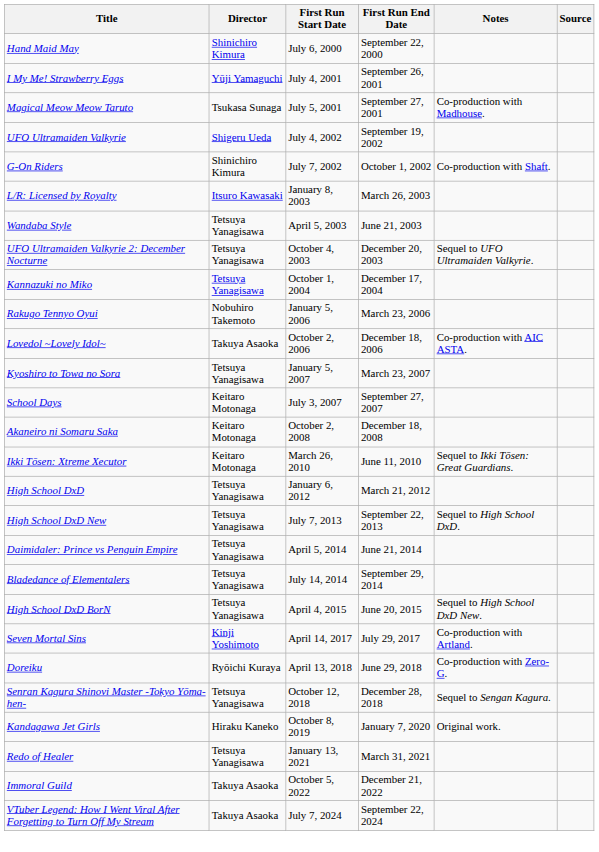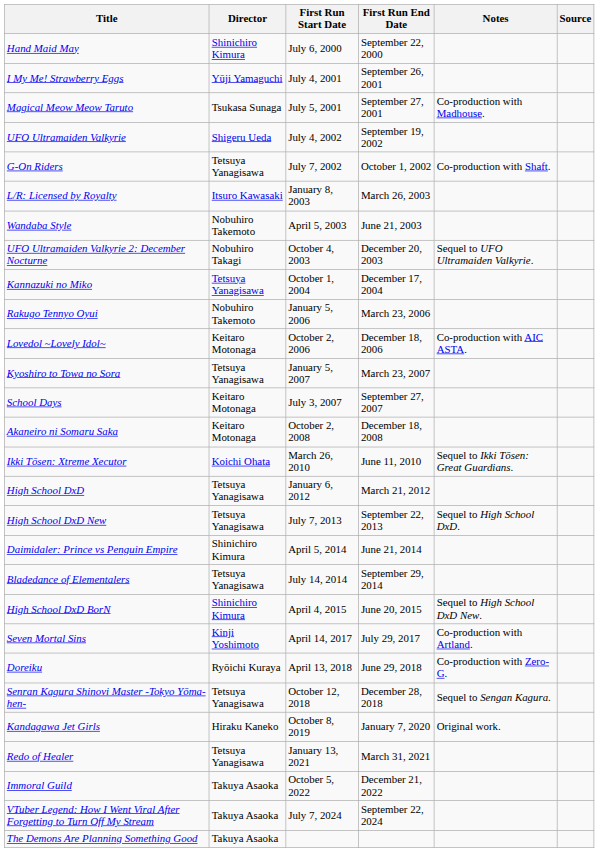(234, 166) Shinichiro Kimura -> (238, 166) Tetsuya Yanagisawa
(238, 225) Tetsuya Yanagisawa -> (233, 225) Nobuhiro Takemoto
(238, 255) Tetsuya Yanagisawa -> (233, 255) Nobuhiro Takagi
(245, 343) Takuya Asaoka -> (234, 343) Keitaro Motonaga
(234, 461) Keitaro Motonaga -> (241, 461) Koichi Ohata
(238, 550) Tetsuya Yanagisawa -> (234, 550) Shinichiro Kimura
(238, 609) Tetsuya Yanagisawa -> (234, 609) Shinichiro Kimura
+ row: (102, 838)
